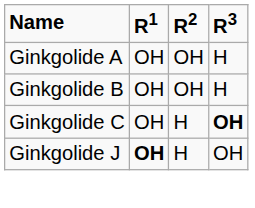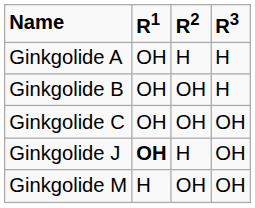(189, 57) OH -> (183, 57) H
(181, 121) H -> (191, 121) OH
(228, 121) bold -> (230, 121) normal
+ row: (68, 185)
